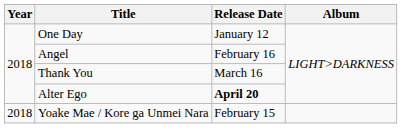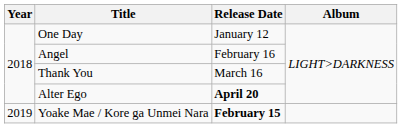(20, 113) 2018 -> (20, 113) 2019
(245, 113) normal -> (247, 113) bold
